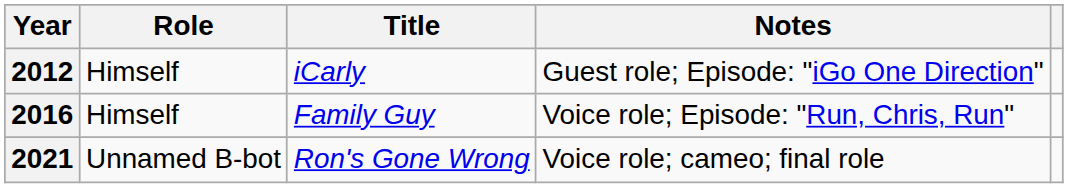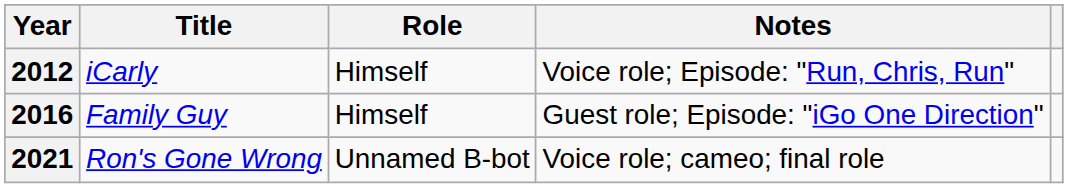columns swapped: (412, 26) <-> (184, 26)
(793, 70) Guest role; Episode: "iGo One Direction" -> (778, 70) Voice role; Episode: "Run, Chris, Run"
(778, 114) Voice role; Episode: "Run, Chris, Run" -> (793, 114) Guest role; Episode: "iGo One Direction"
